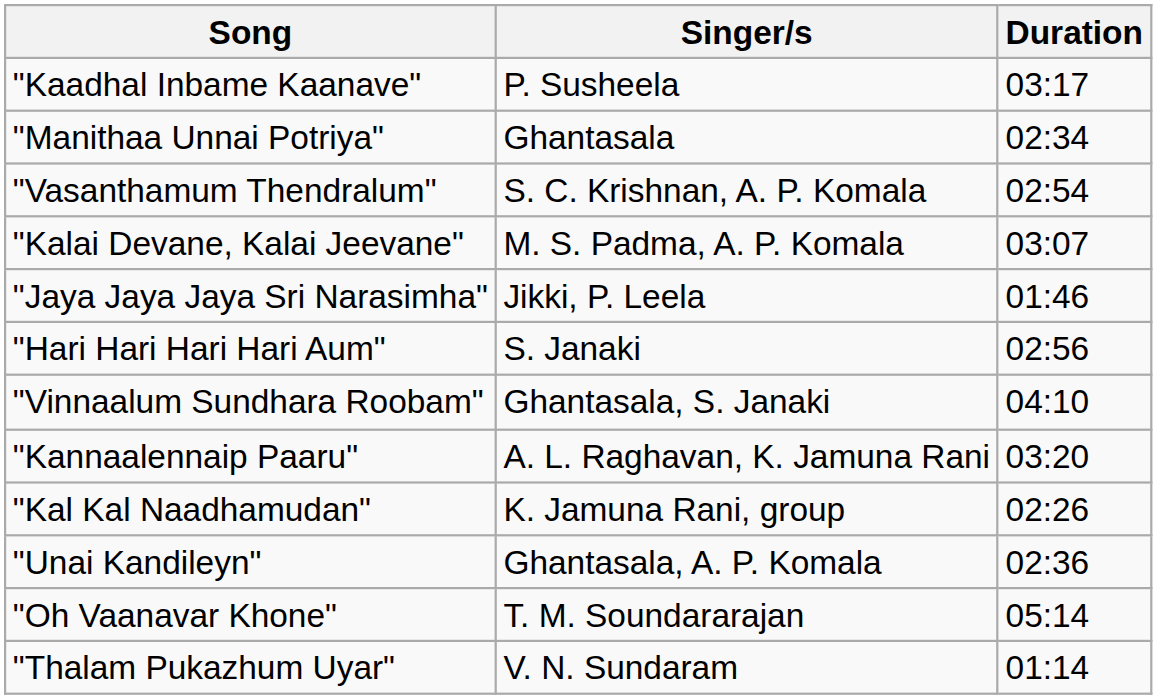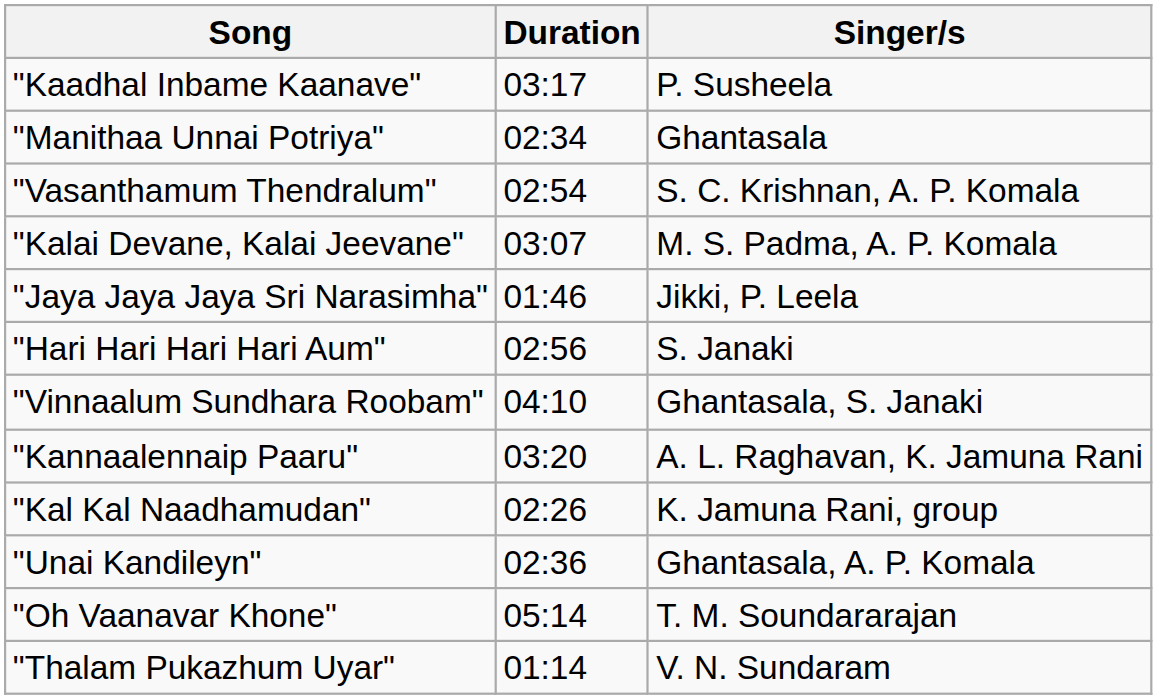columns swapped: (747, 32) <-> (1074, 32)
